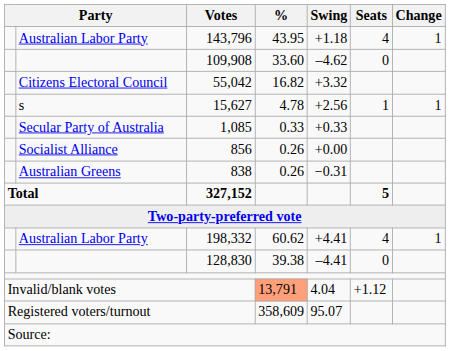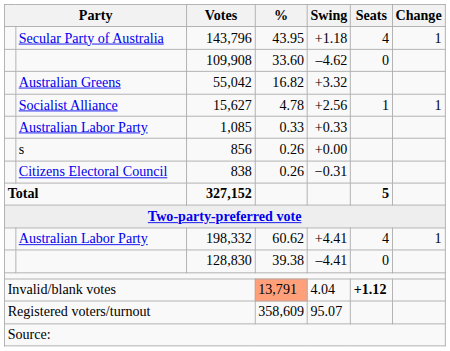(83, 37) Australian Labor Party -> (91, 37) Secular Party of Australia
(93, 82) Citizens Electoral Council -> (70, 82) Australian Greens
(21, 104) s -> (68, 104) Socialist Alliance
(91, 127) Secular Party of Australia -> (83, 127) Australian Labor Party
(68, 149) Socialist Alliance -> (21, 149) s
(70, 171) Australian Greens -> (93, 171) Citizens Electoral Council
(370, 290) normal -> (370, 290) bold
